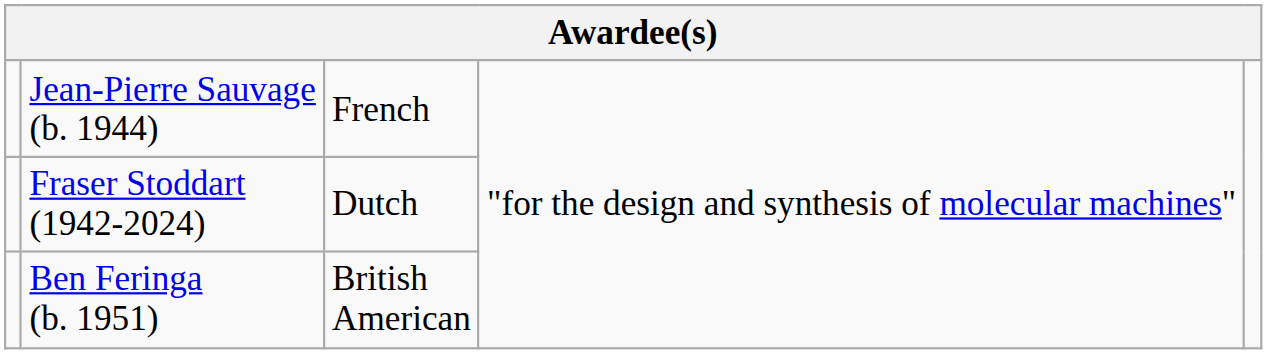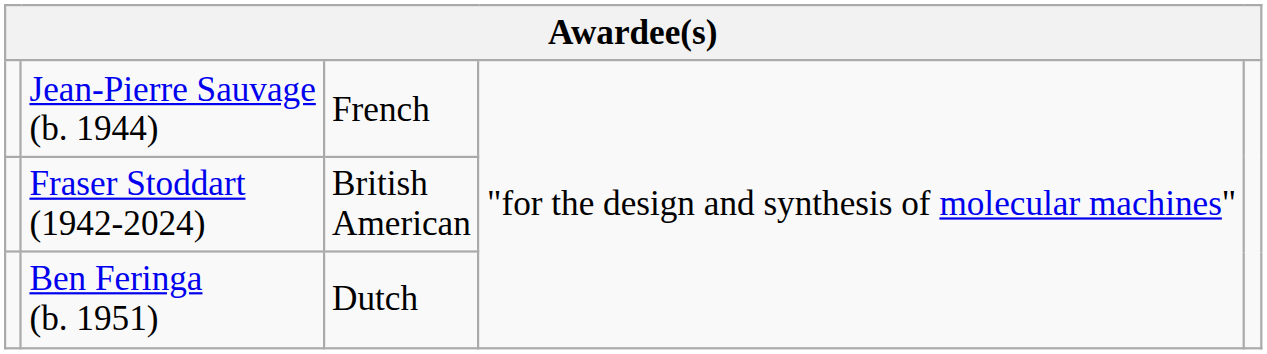(375, 203) Dutch -> (401, 203) British American
(401, 298) British American -> (375, 298) Dutch
